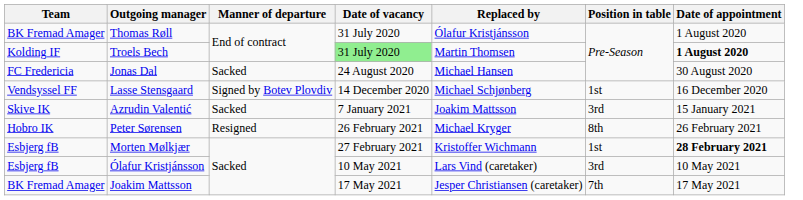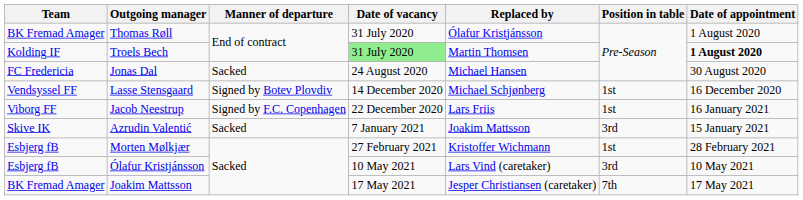+ row: (147, 109)
- row: (146, 128)
(722, 147) bold -> (733, 147) normal
